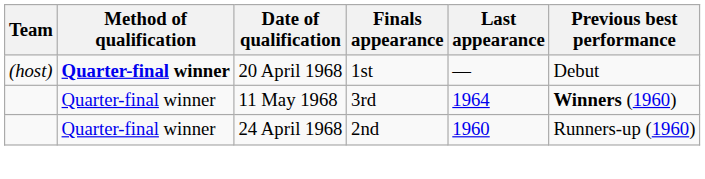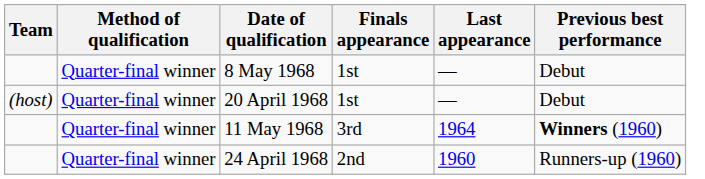+ row: (269, 70)
(146, 70) bold -> (139, 99) normal
